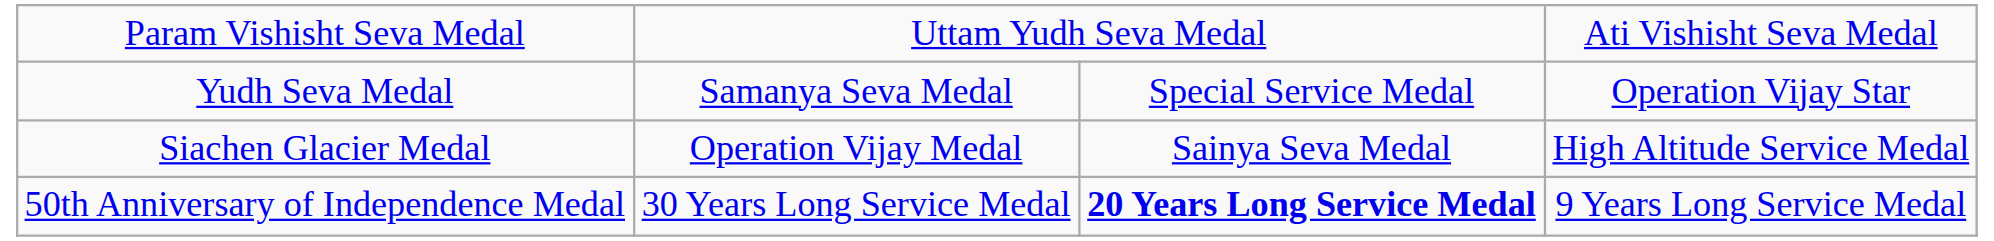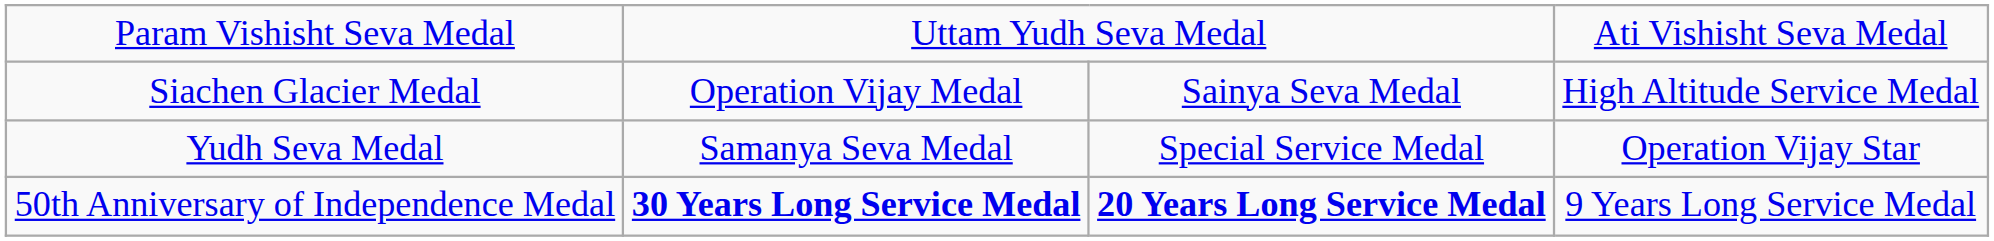rows swapped: (325, 90) <-> (325, 147)
(856, 205) normal -> (856, 205) bold
